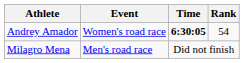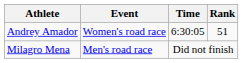(188, 31) bold -> (188, 31) normal
(224, 31) 54 -> (222, 31) 51
